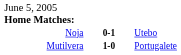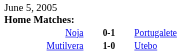(146, 33) Utebo -> (156, 33) Portugalete
(156, 46) Portugalete -> (146, 46) Utebo
